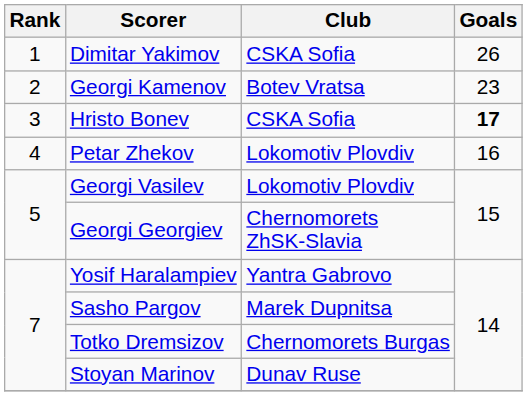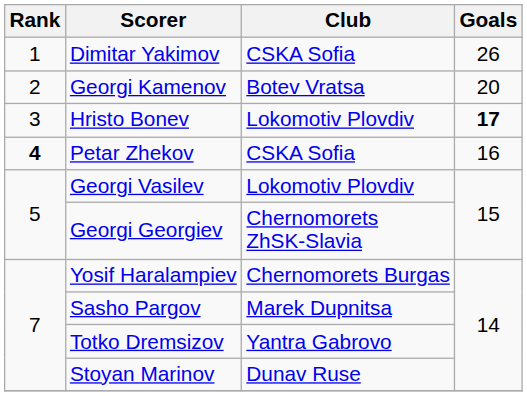(488, 86) 23 -> (488, 86) 20
(301, 119) CSKA Sofia -> (330, 119) Lokomotiv Plovdiv
(35, 152) normal -> (35, 152) bold
(330, 152) Lokomotiv Plovdiv -> (301, 152) CSKA Sofia
(319, 275) Yantra Gabrovo -> (348, 275) Chernomorets Burgas
(348, 341) Chernomorets Burgas -> (319, 341) Yantra Gabrovo
